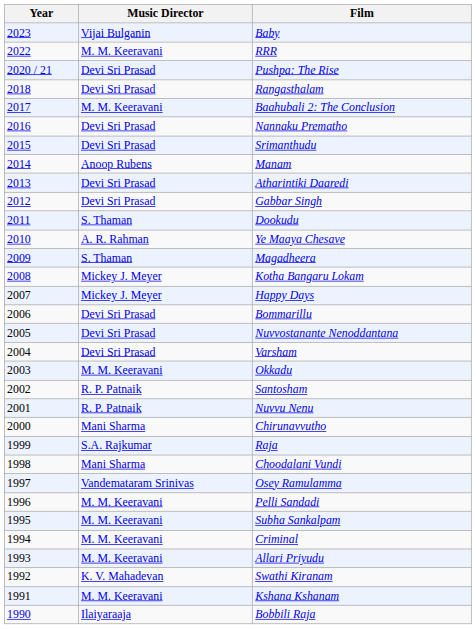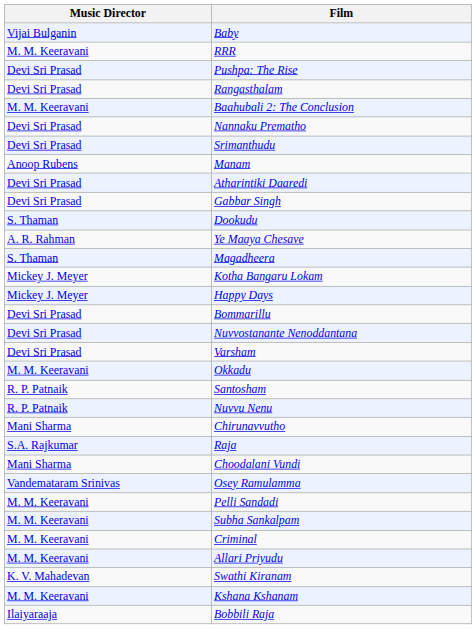- column: (41, 13)
